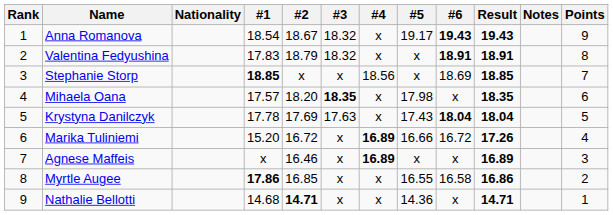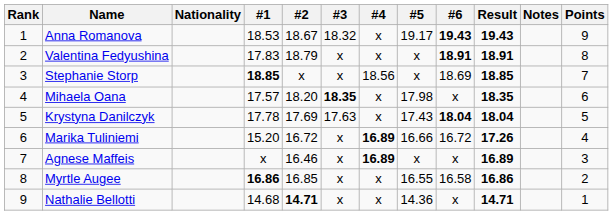(263, 35) 18.54 -> (263, 35) 18.53
(340, 55) 18.32 -> (340, 55) x
(263, 179) 17.86 -> (263, 179) 16.86
